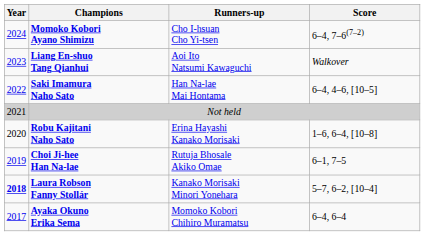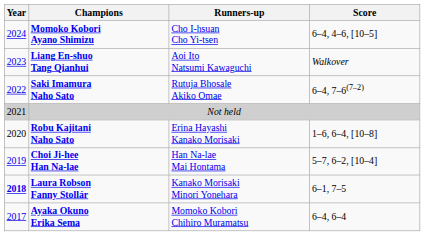(338, 34) 6–4, 7–6(7–2) -> (345, 34) 6–4, 4–6, [10–5]
(198, 90) Han Na-lae Mai Hontama -> (201, 90) Rutuja Bhosale Akiko Omae
(345, 90) 6–4, 4–6, [10–5] -> (338, 90) 6–4, 7–6(7–2)
(201, 161) Rutuja Bhosale Akiko Omae -> (198, 161) Han Na-lae Mai Hontama
(329, 161) 6–1, 7–5 -> (345, 161) 5–7, 6–2, [10–4]
(345, 189) 5–7, 6–2, [10–4] -> (329, 189) 6–1, 7–5
